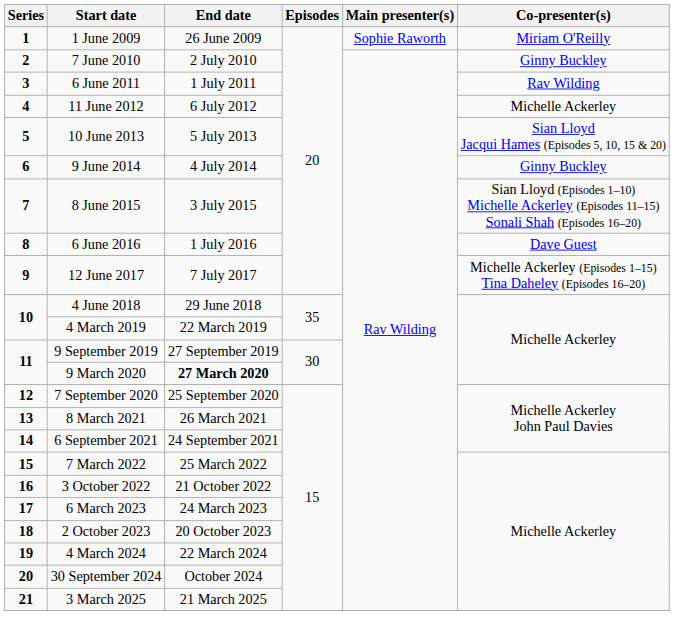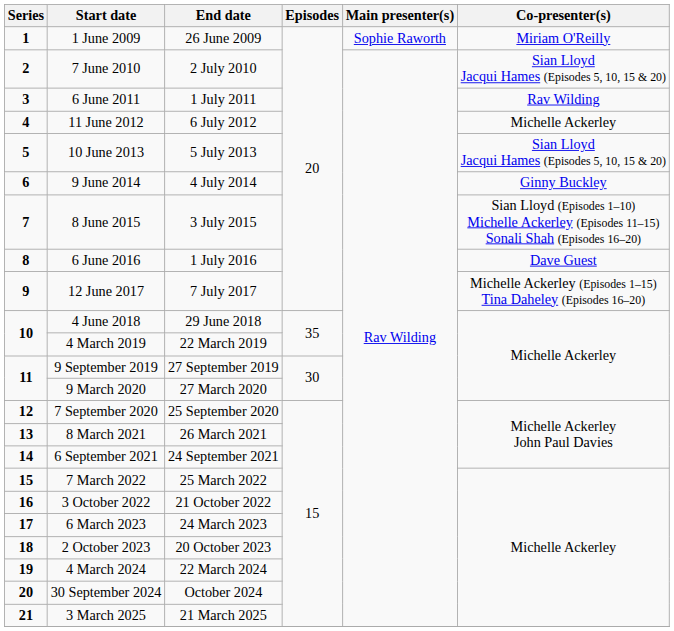(563, 60) Ginny Buckley -> (563, 68) Sian Lloyd Jacqui Hames (Episodes 5, 10, 15 & 20)
(223, 373) bold -> (223, 389) normal
